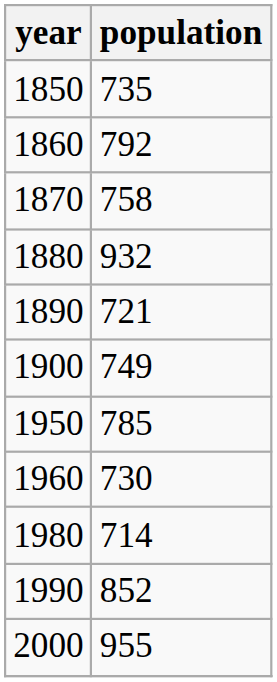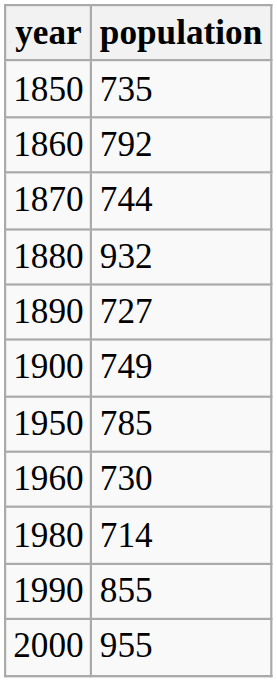(126, 199) 758 -> (126, 199) 744
(126, 311) 721 -> (126, 311) 727
(126, 590) 852 -> (126, 590) 855
